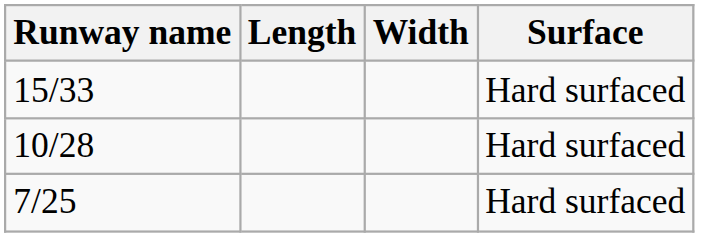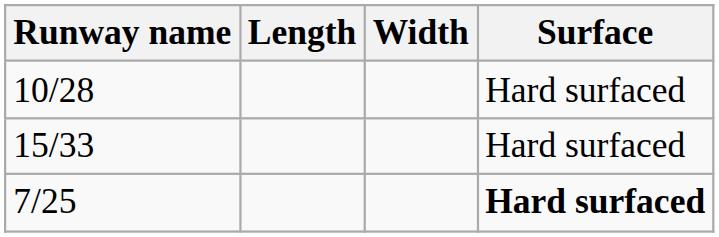rows swapped: (54, 88) <-> (54, 145)
(585, 201) normal -> (595, 201) bold
